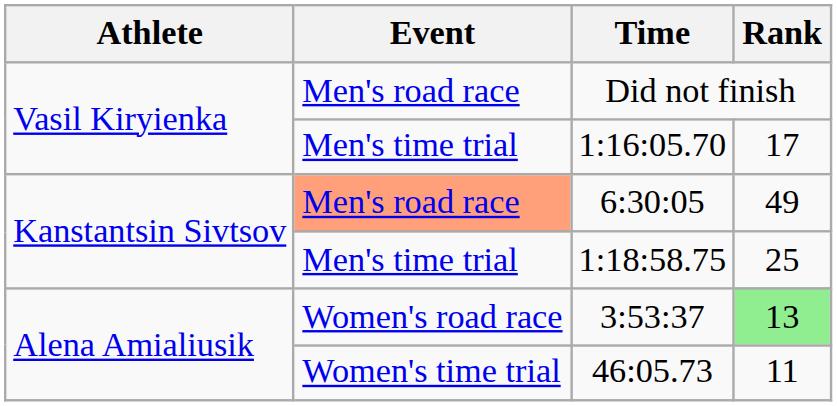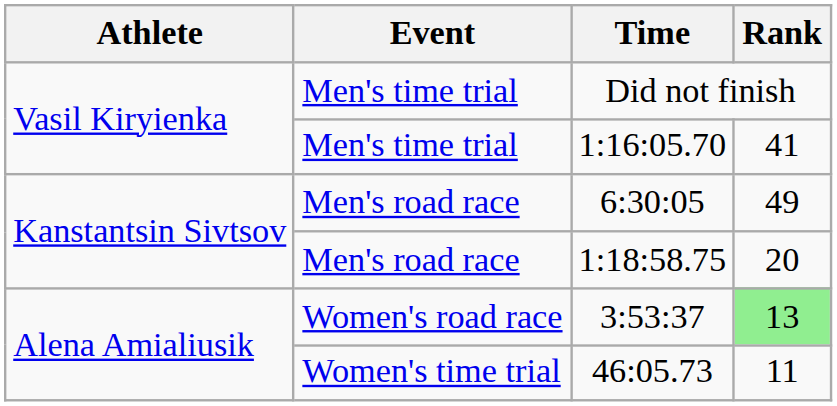(411, 89) Men's road race -> (410, 89) Men's time trial
(782, 146) 17 -> (782, 146) 41
(411, 202) lightsalmon background -> (411, 202) no background
(410, 259) Men's time trial -> (411, 259) Men's road race
(782, 259) 25 -> (782, 259) 20
